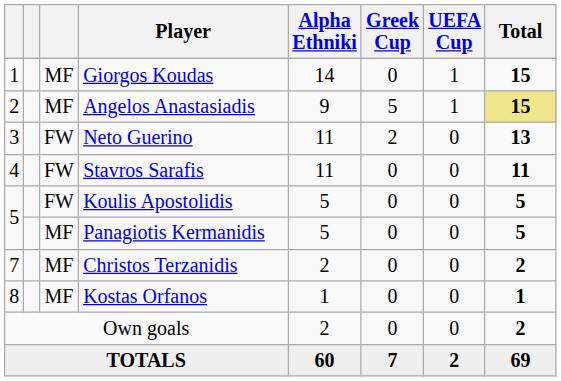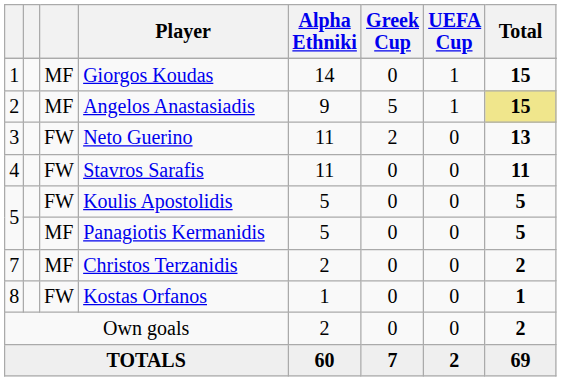(59, 296) MF -> (59, 296) FW
